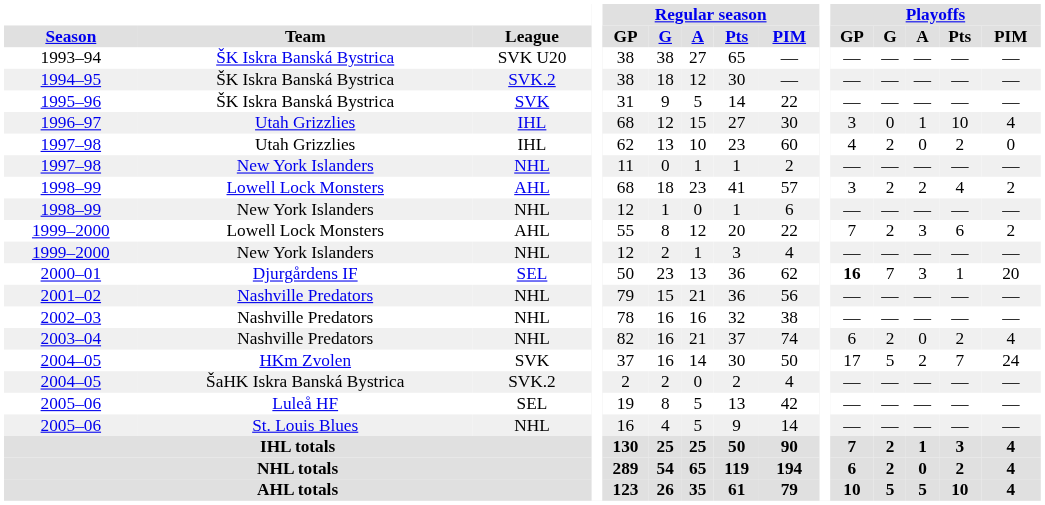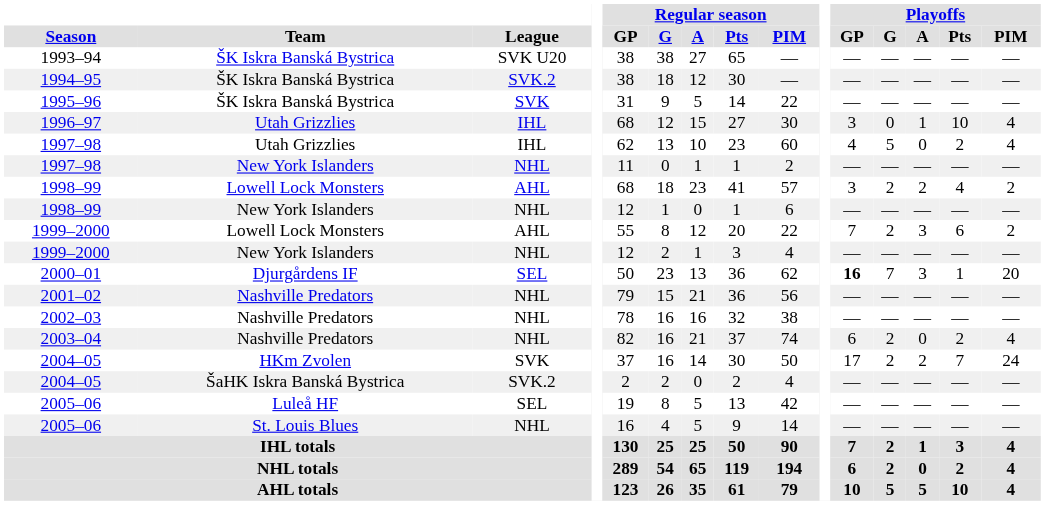(890, 144) 2 -> (890, 144) 5
(1011, 144) 0 -> (1011, 144) 4
(890, 360) 5 -> (890, 360) 2
